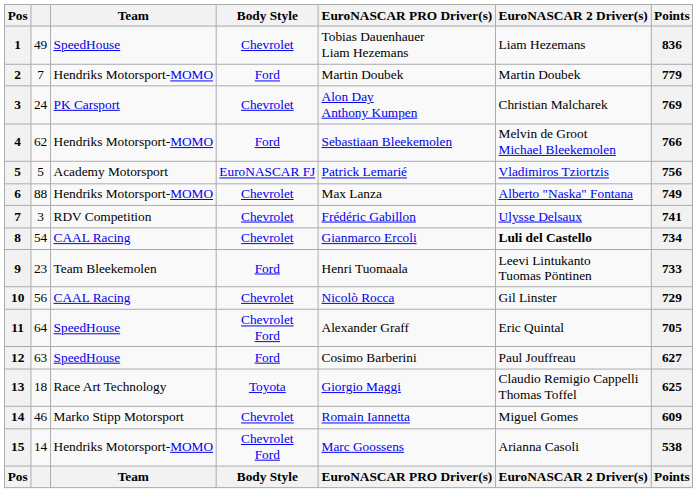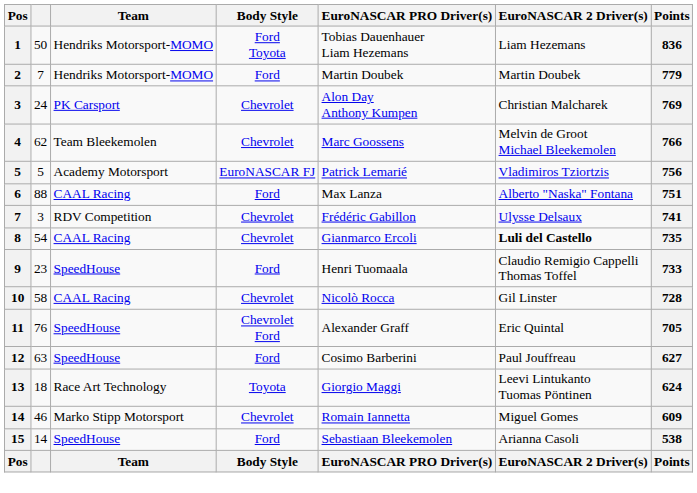(41, 44) 49 -> (41, 44) 50
(87, 44) SpeedHouse -> (133, 44) Hendriks Motorsport-MOMO
(267, 44) Chevrolet -> (267, 44) Ford Toyota
(133, 142) Hendriks Motorsport-MOMO -> (105, 142) Team Bleekemolen
(267, 142) Ford -> (267, 142) Chevrolet
(387, 142) Sebastiaan Bleekemolen -> (363, 142) Marc Goossens
(133, 194) Hendriks Motorsport-MOMO -> (92, 194) CAAL Racing
(267, 194) Chevrolet -> (267, 194) Ford
(672, 194) 749 -> (672, 194) 751
(672, 238) 734 -> (672, 238) 735
(105, 267) Team Bleekemolen -> (87, 267) SpeedHouse
(545, 267) Leevi Lintukanto Tuomas Pöntinen -> (569, 267) Claudio Remigio Cappelli Thomas Toffel
(41, 297) 56 -> (41, 297) 58
(672, 297) 729 -> (672, 297) 728
(41, 327) 64 -> (41, 327) 76
(569, 387) Claudio Remigio Cappelli Thomas Toffel -> (545, 387) Leevi Lintukanto Tuomas Pöntinen
(672, 387) 625 -> (672, 387) 624
(133, 446) Hendriks Motorsport-MOMO -> (87, 438) SpeedHouse
(267, 446) Chevrolet Ford -> (267, 438) Ford
(363, 446) Marc Goossens -> (387, 438) Sebastiaan Bleekemolen
